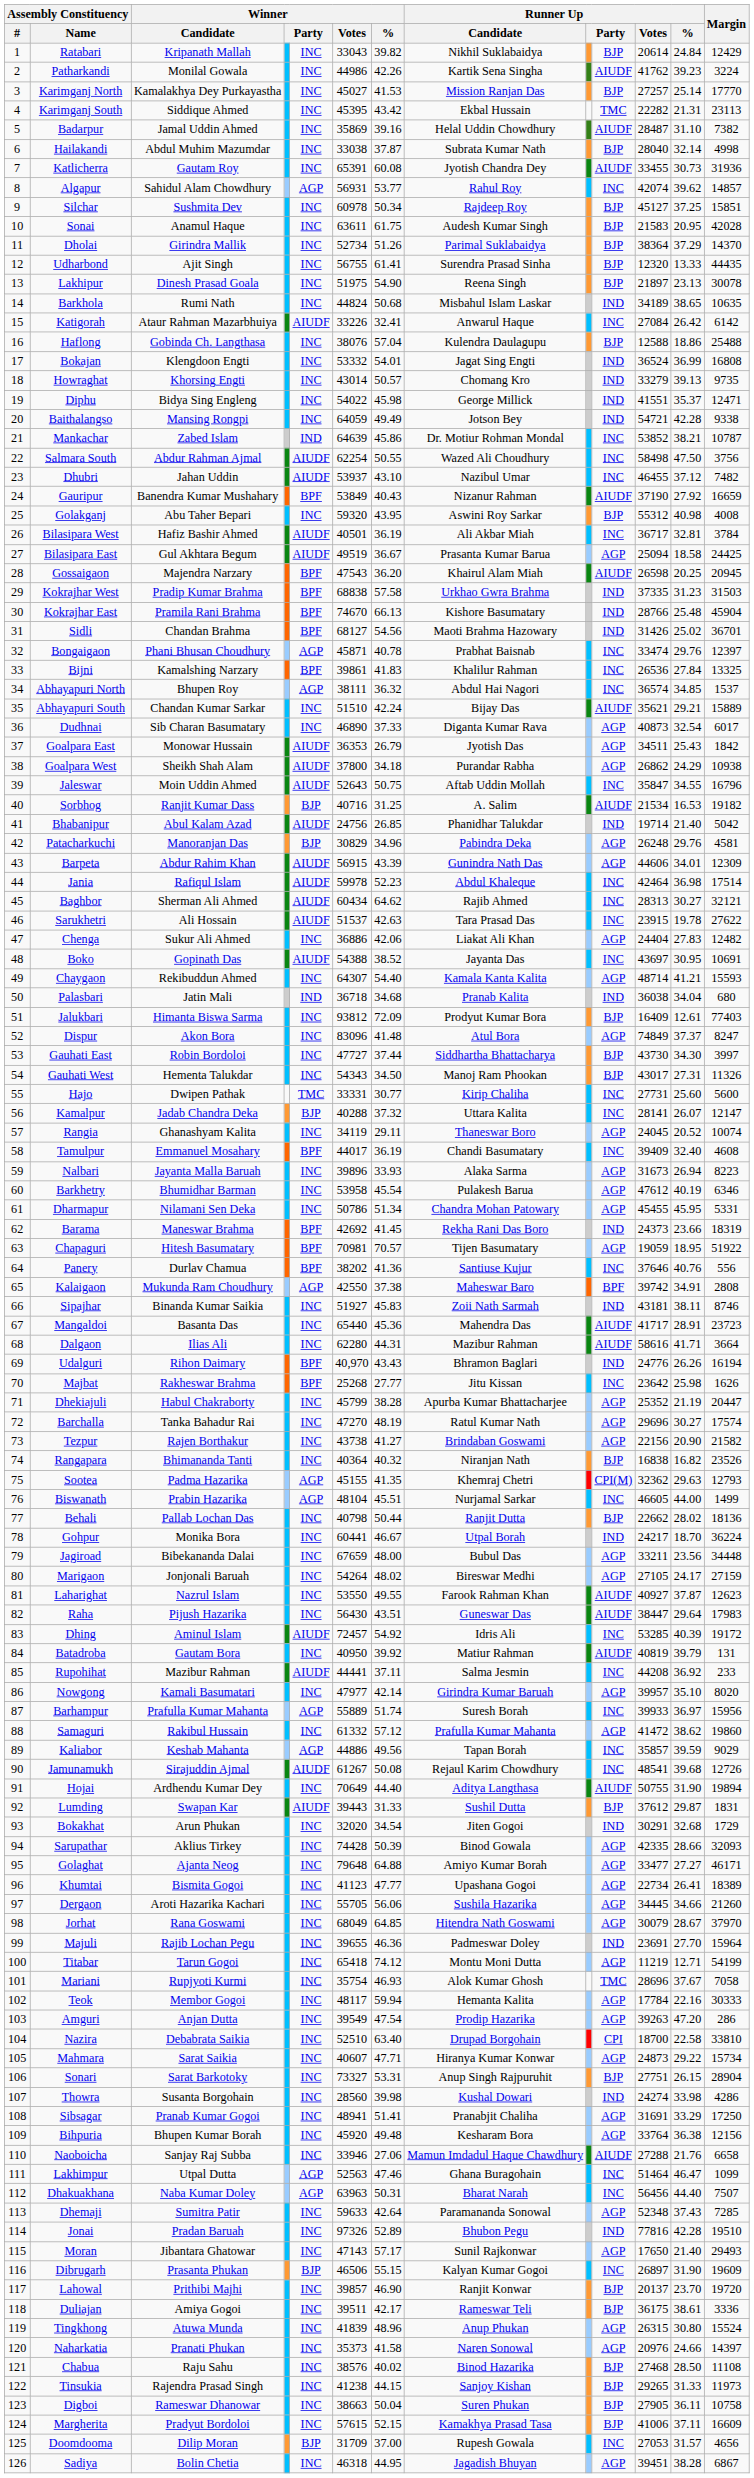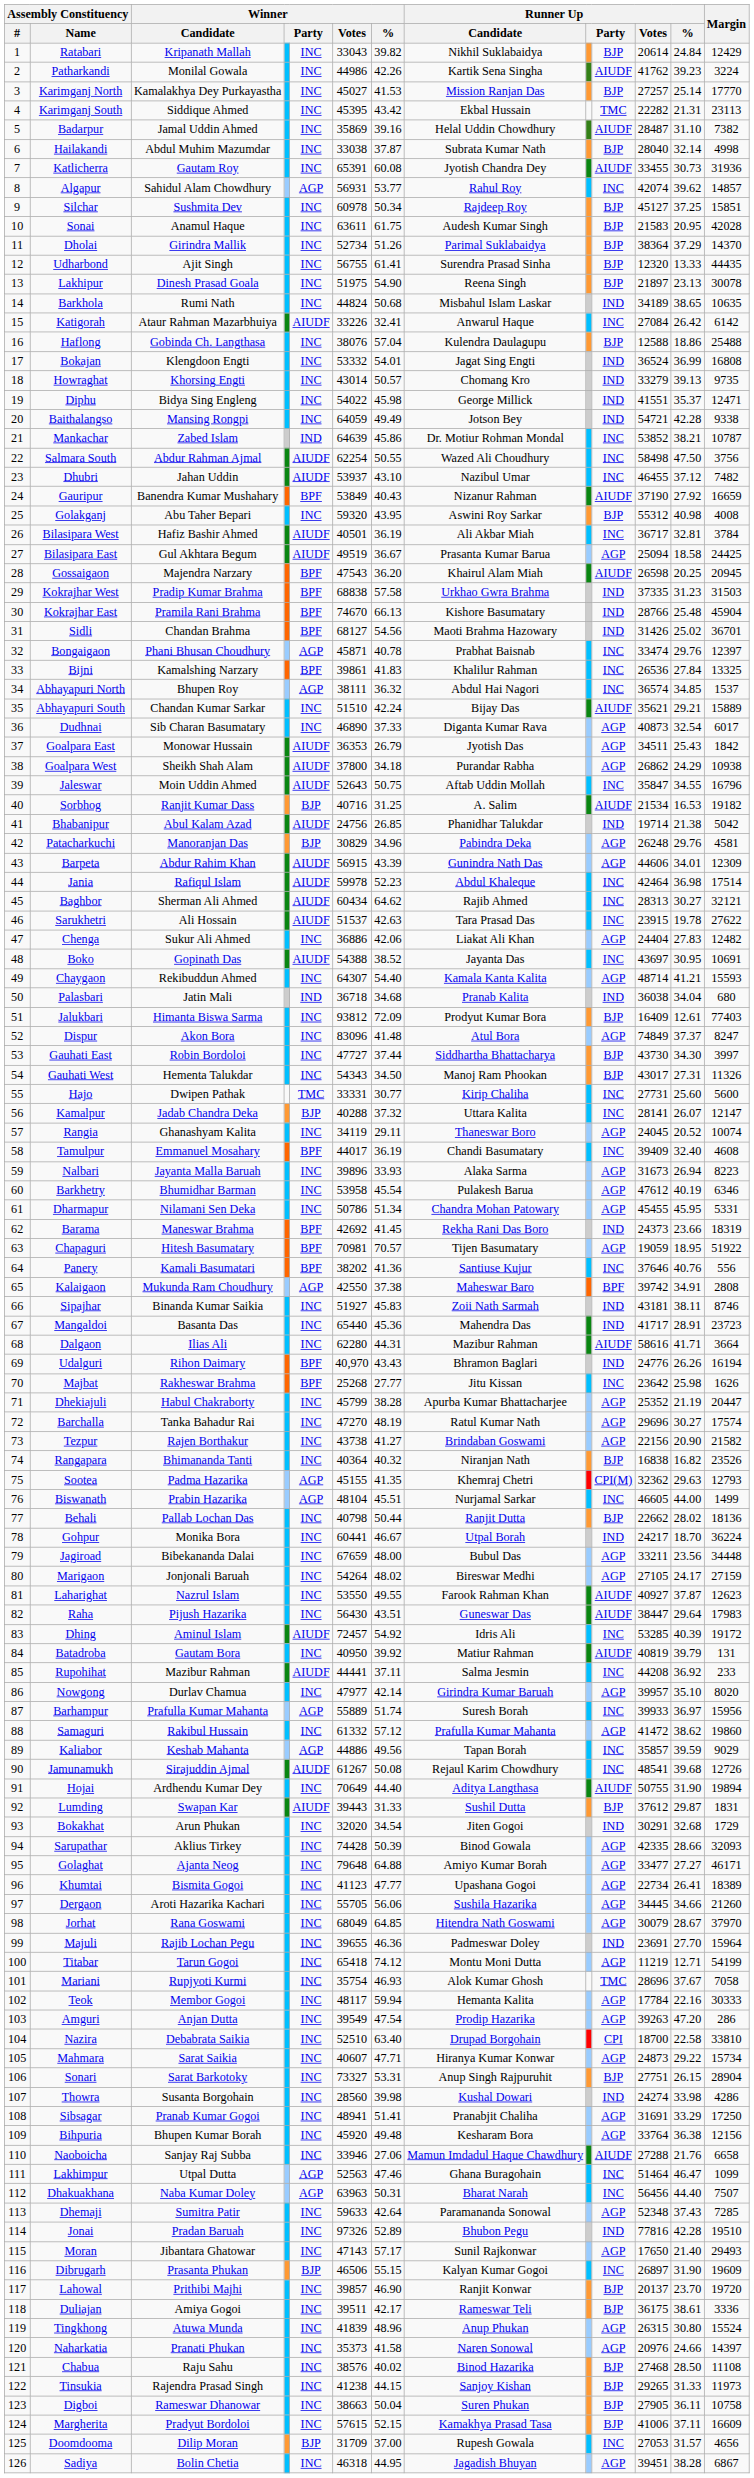(688, 824) 21.40 -> (688, 824) 21.38
(208, 1267) Durlav Chamua -> (208, 1267) Kamali Basumatari
(613, 1325) AIUDF -> (613, 1325) IND
(208, 1691) Kamali Basumatari -> (208, 1691) Durlav Chamua
